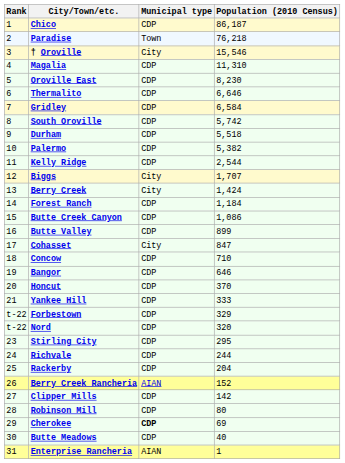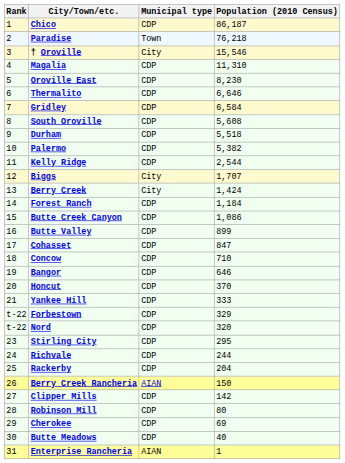(229, 121) 5,742 -> (229, 121) 5,608
(151, 245) City -> (149, 245) CDP
(224, 383) 152 -> (224, 383) 150
(149, 424) bold -> (149, 424) normal
